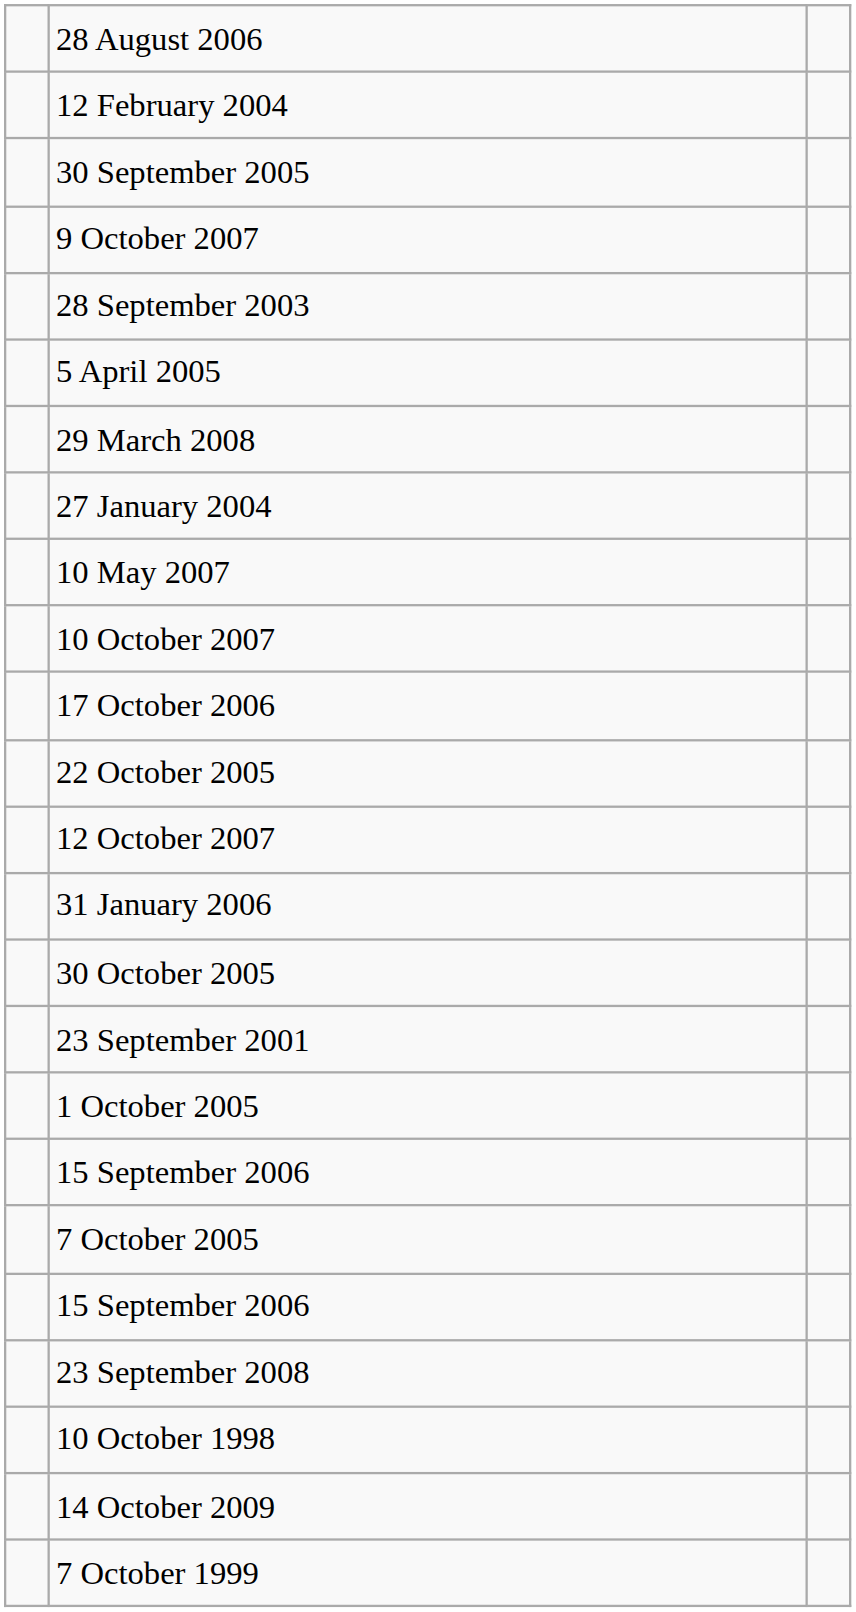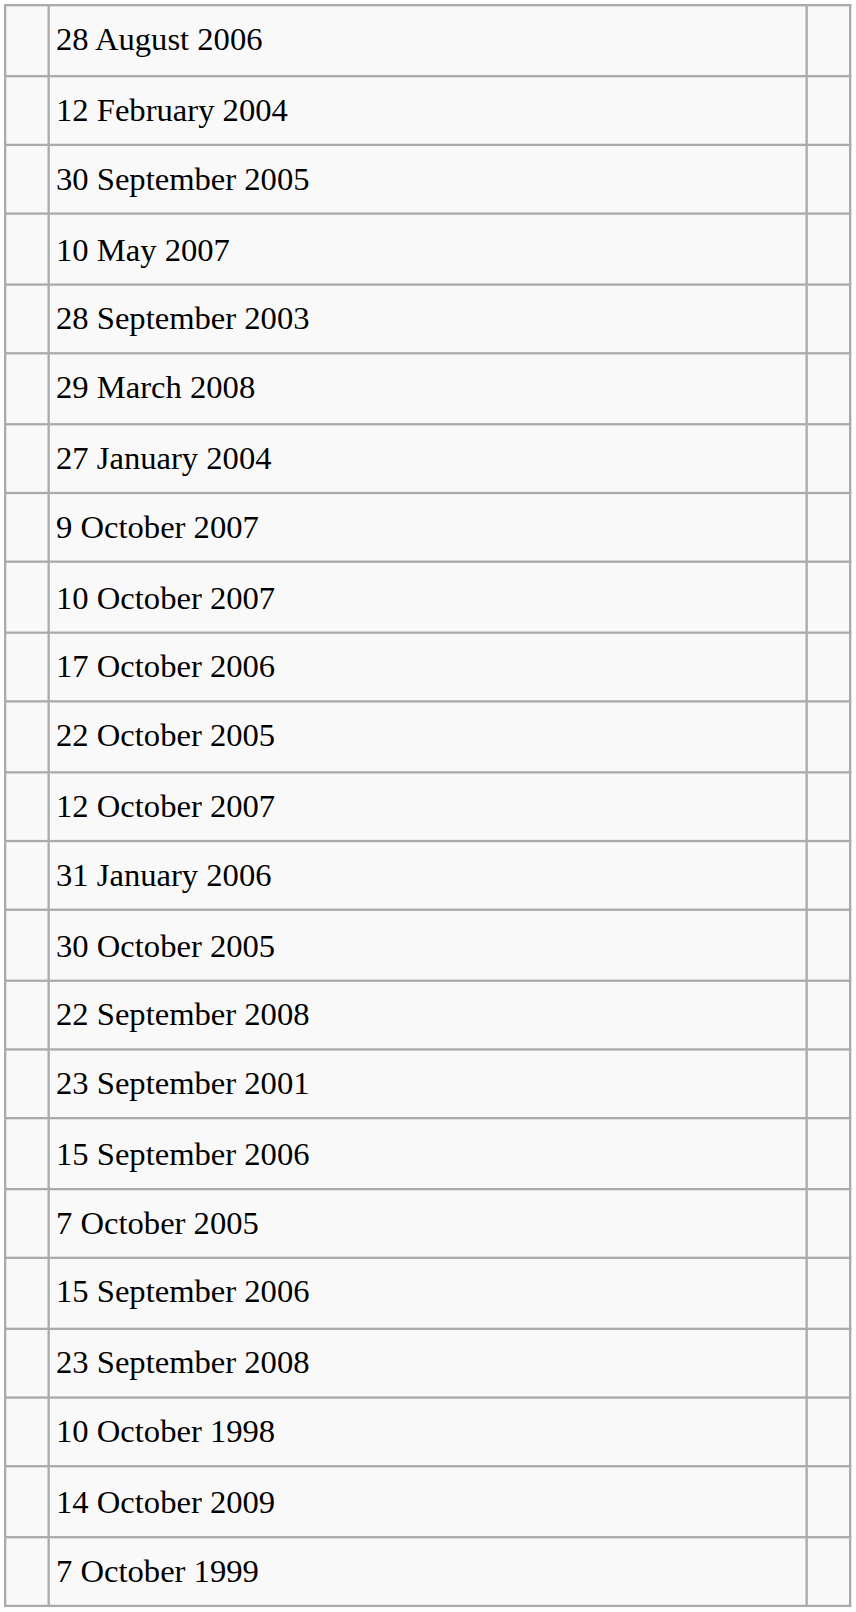rows swapped: (27, 239) <-> (27, 573)
- row: (27, 373)
+ row: (27, 1015)
- row: (27, 1106)
